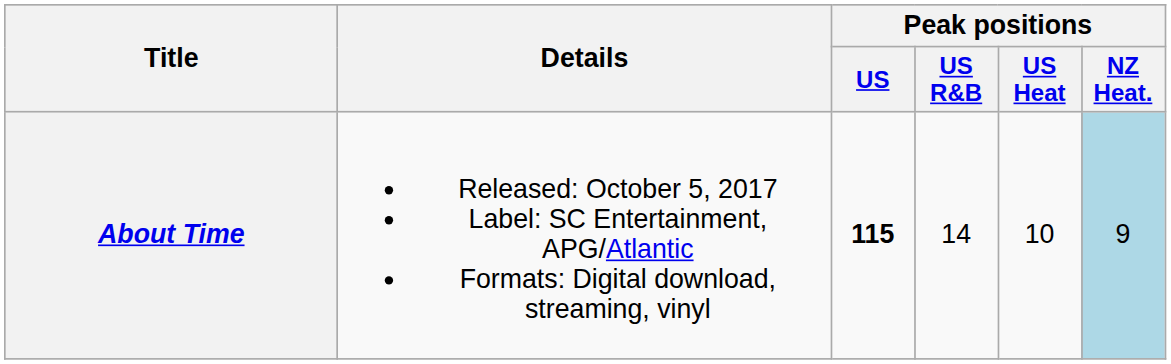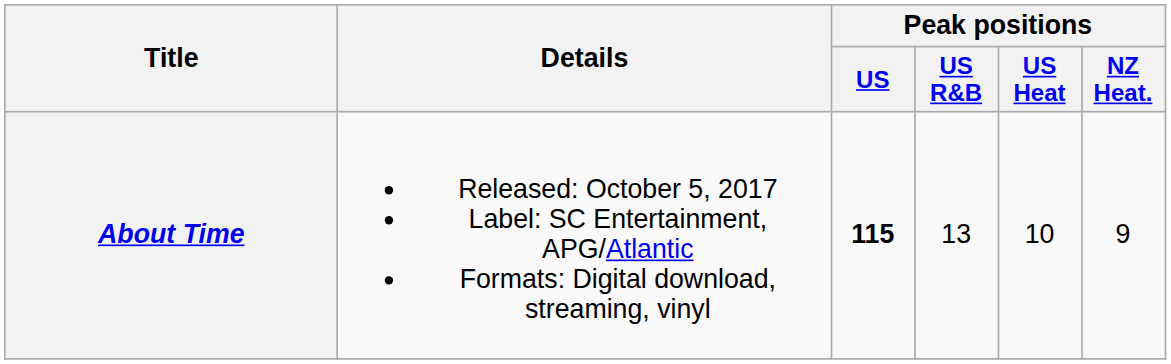(956, 234) 14 -> (956, 234) 13
(1123, 234) lightblue background -> (1123, 234) no background
